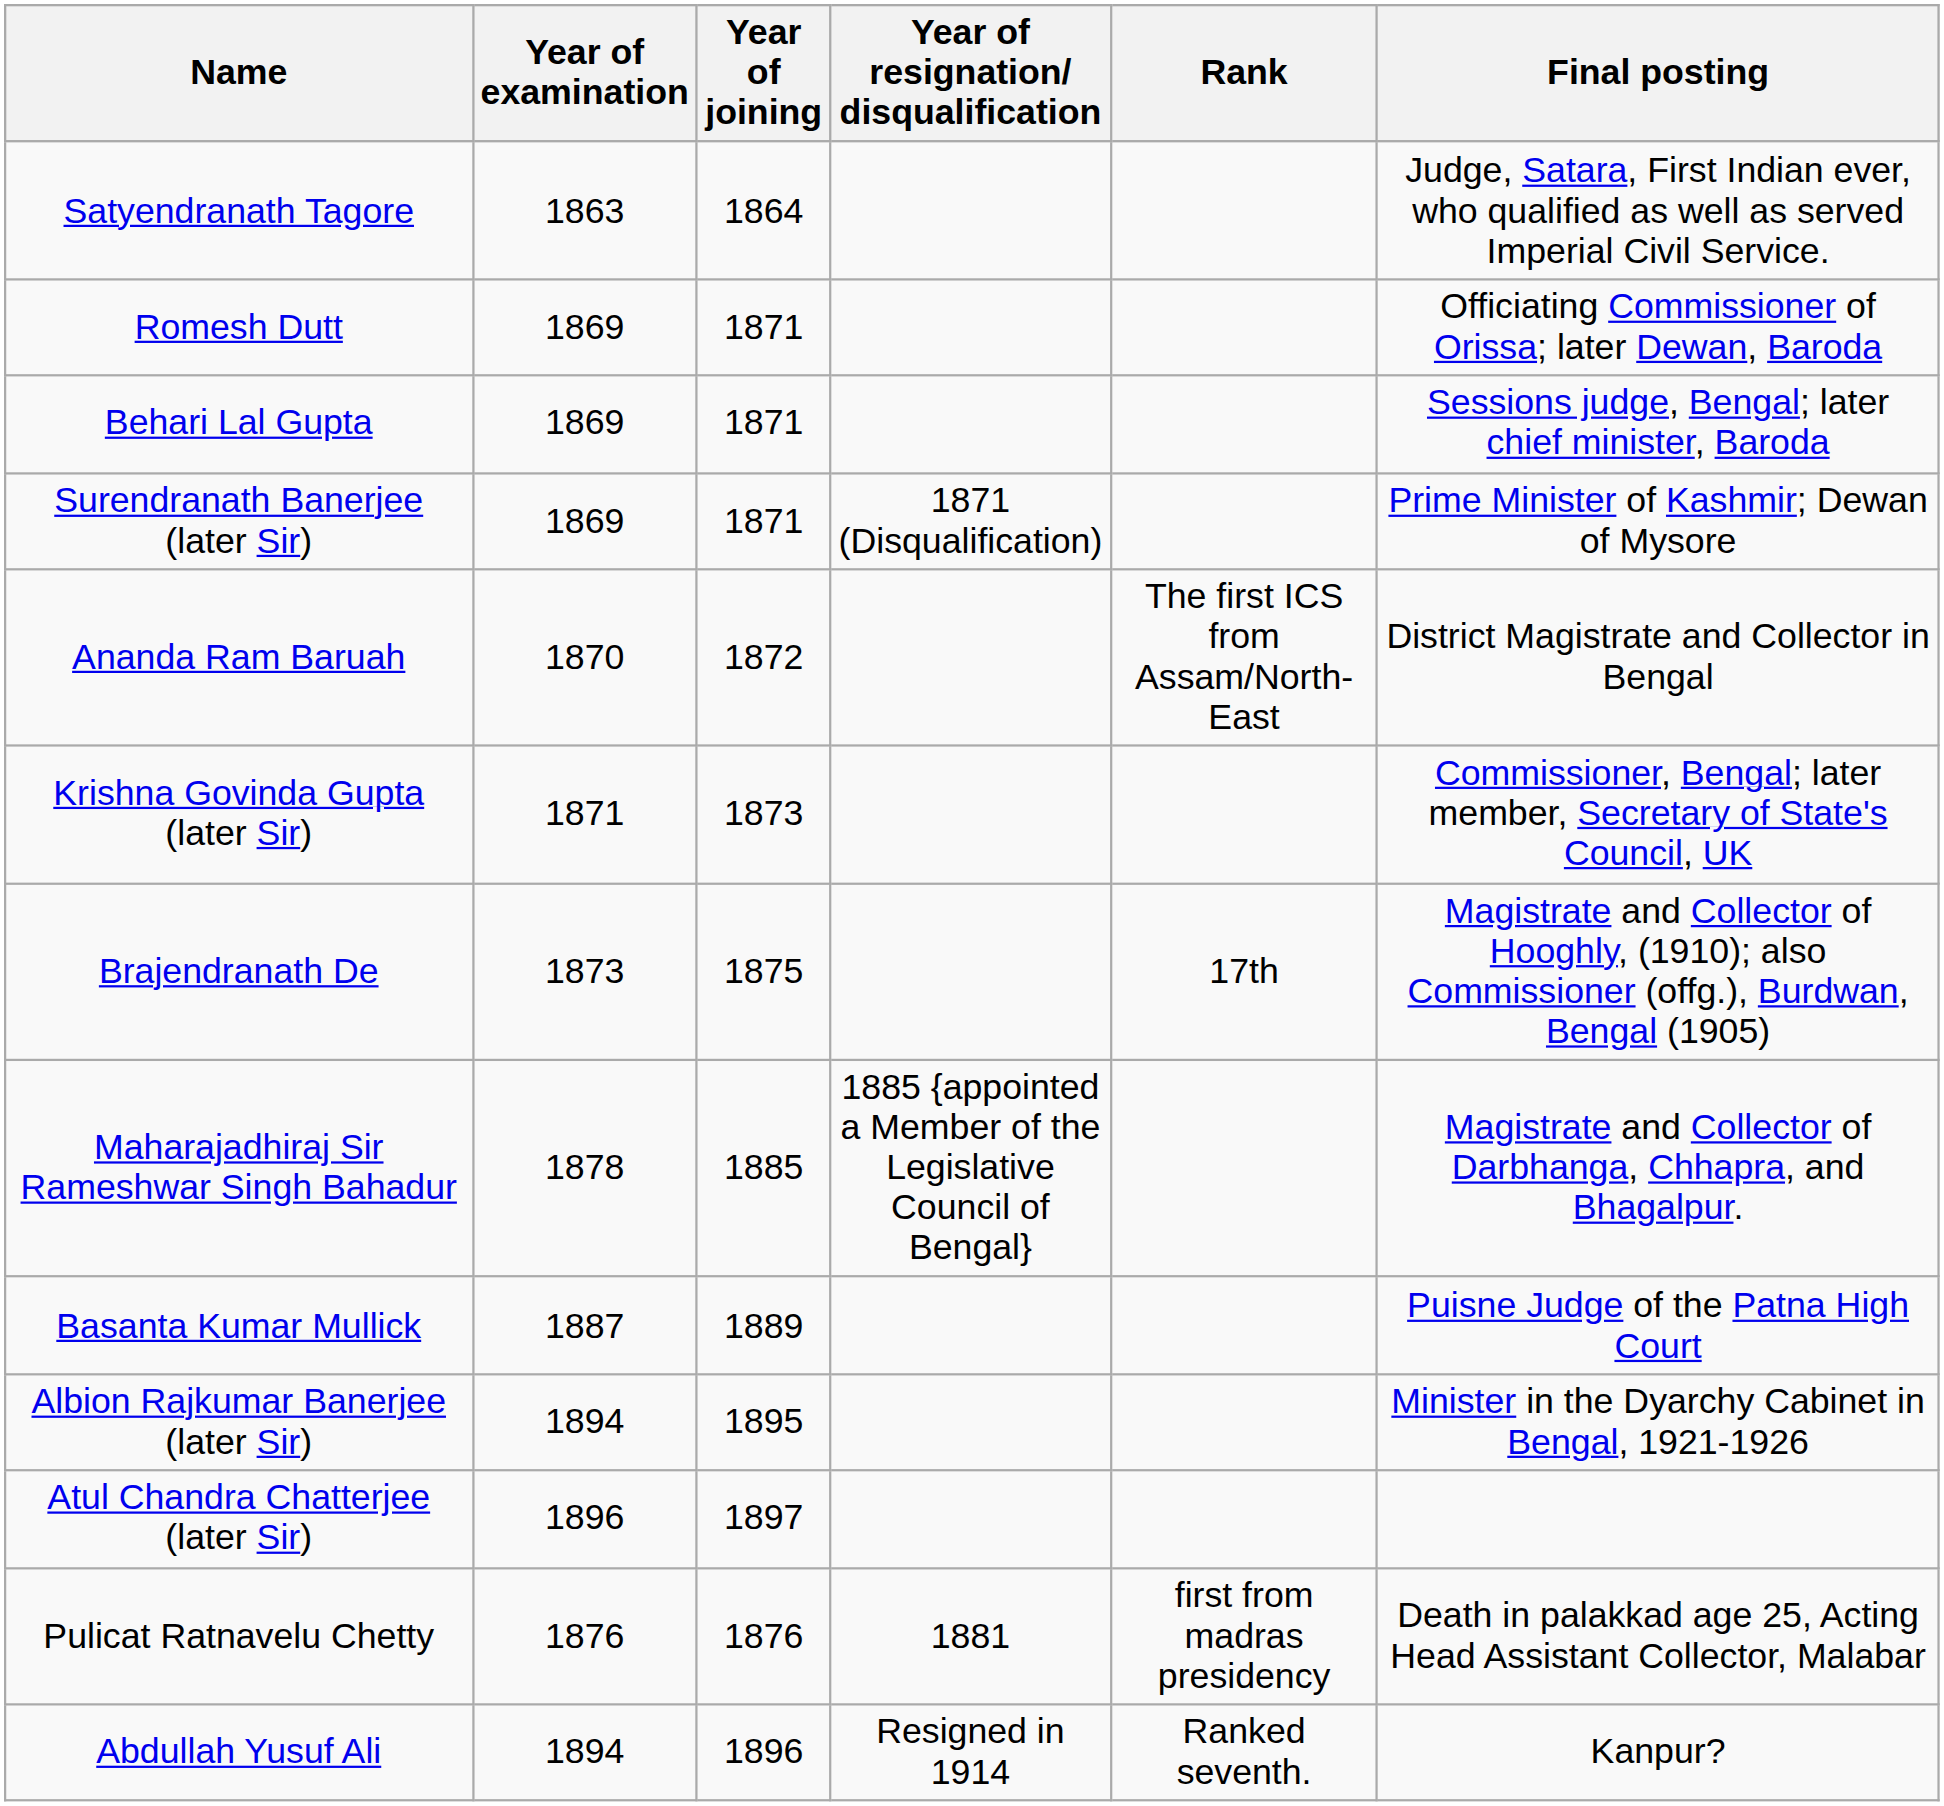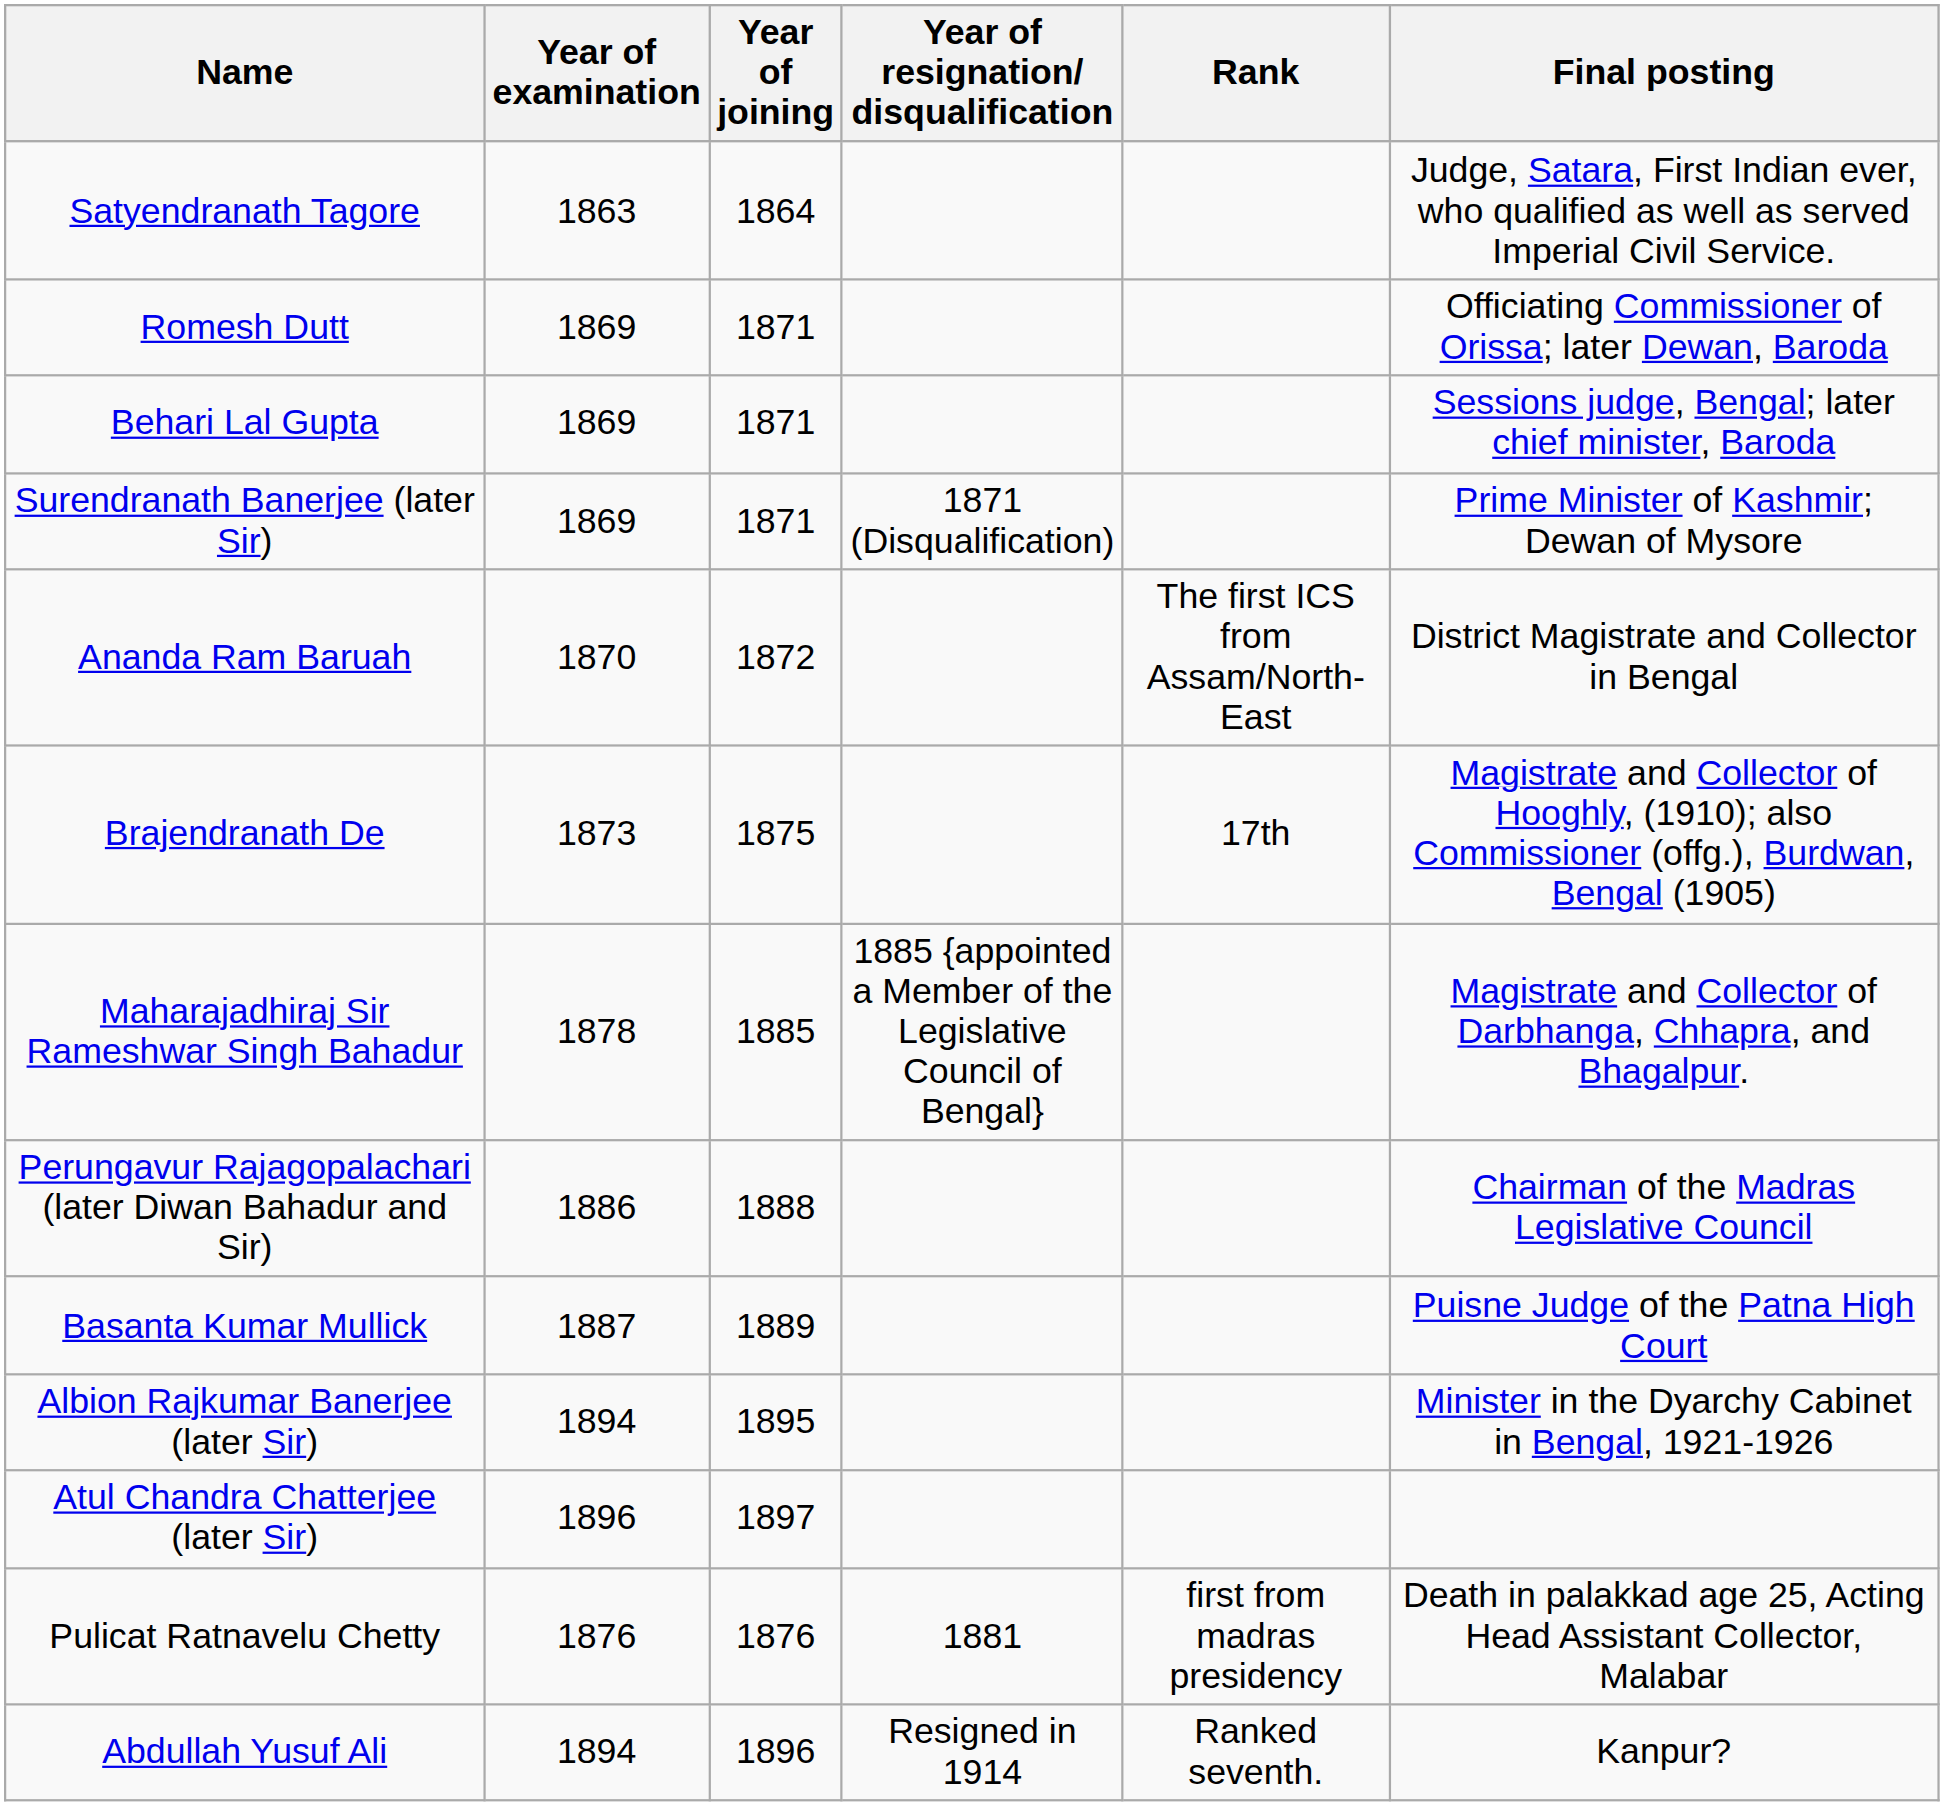- row: (239, 813)
+ row: (245, 1208)
